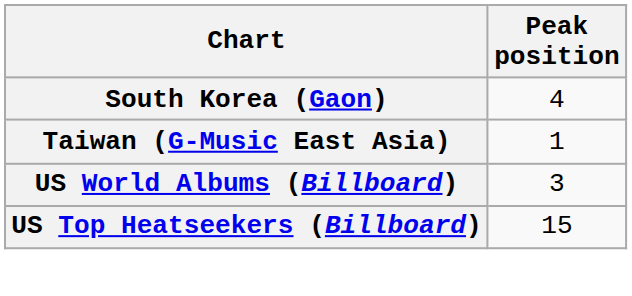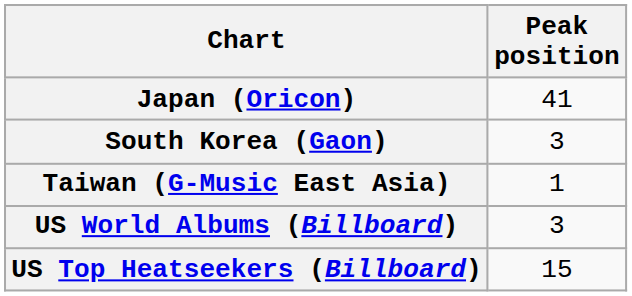+ row: (246, 99)
(557, 99) 4 -> (557, 142) 3
